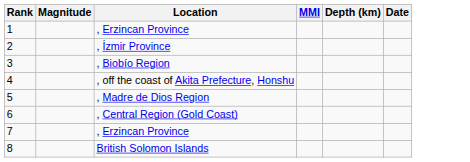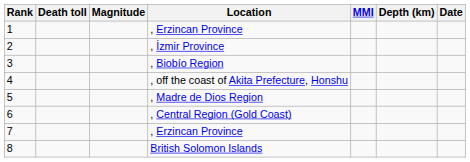+ column: (62, 13)
